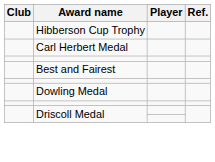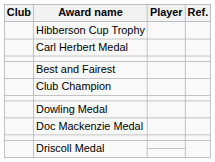+ row: (19, 87)
+ row: (19, 127)
